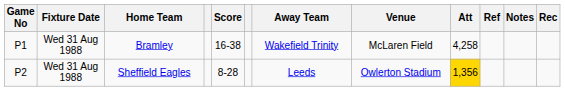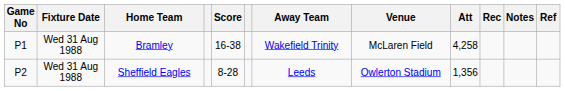columns swapped: (548, 18) <-> (492, 18)
(465, 72) gold background -> (465, 72) no background
